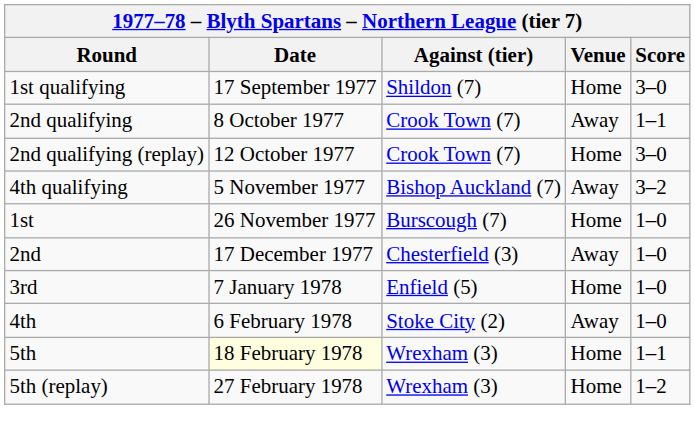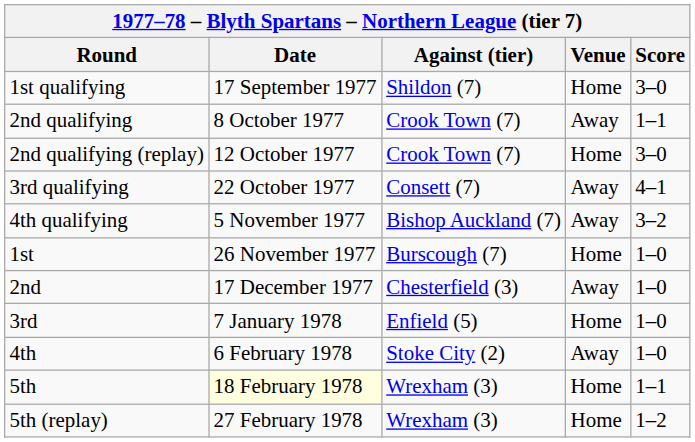+ row: (69, 187)
